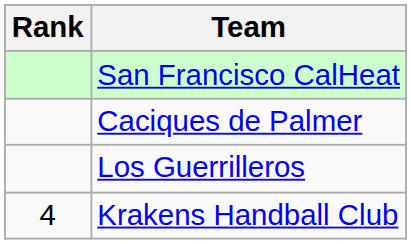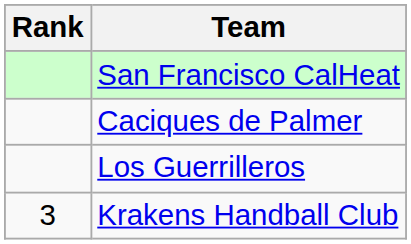(48, 214) 4 -> (48, 214) 3
